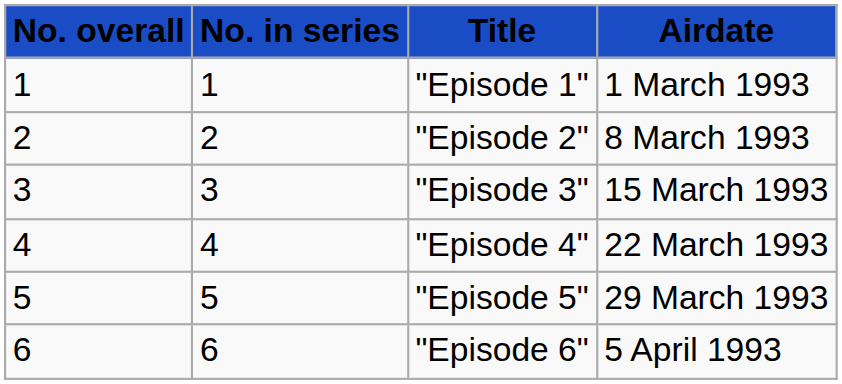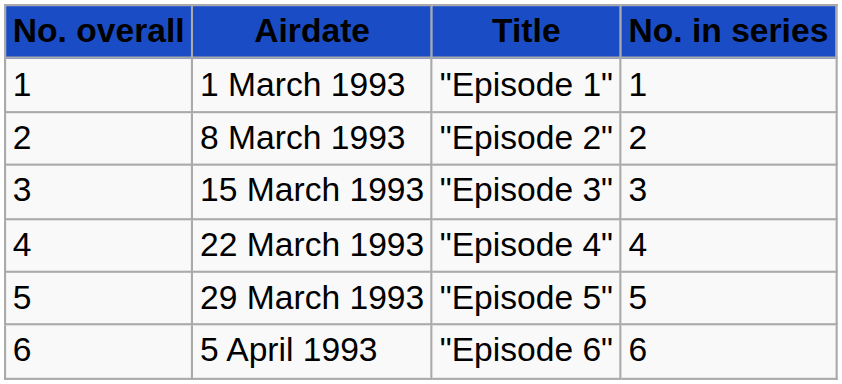columns swapped: (300, 31) <-> (716, 31)
